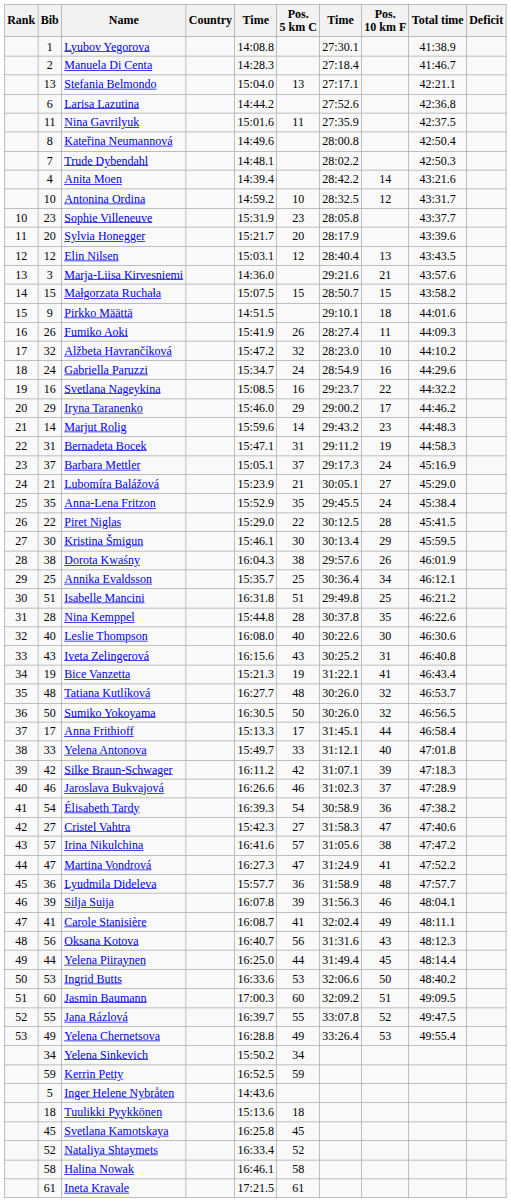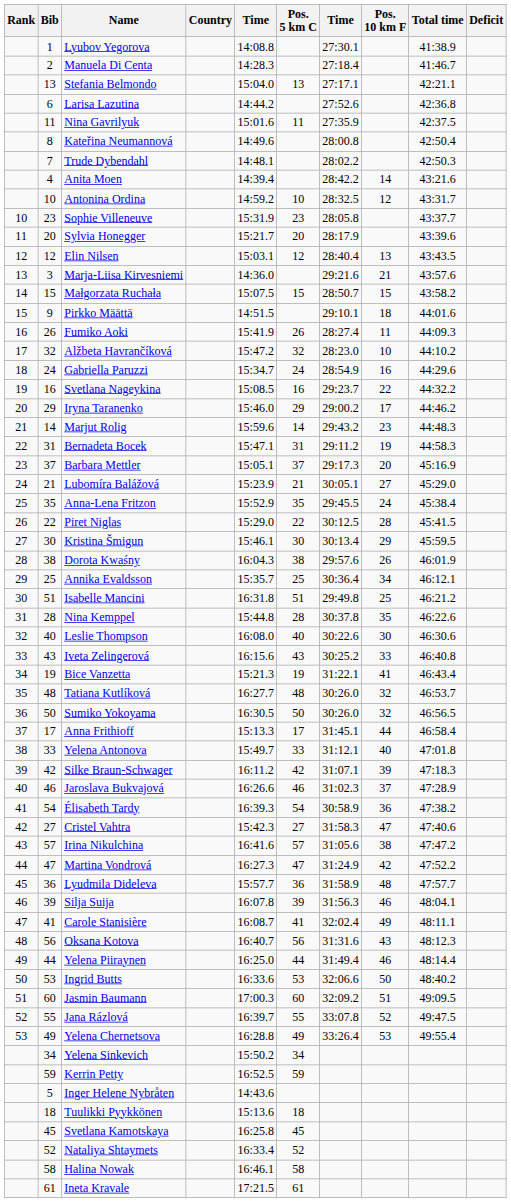(385, 465) 24 -> (385, 465) 20
(385, 655) 31 -> (385, 655) 33
(385, 864) 41 -> (385, 864) 42
(385, 960) 45 -> (385, 960) 46
